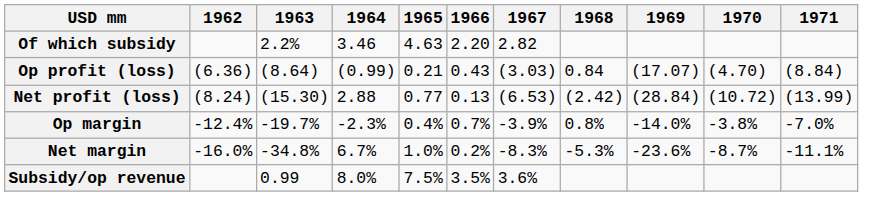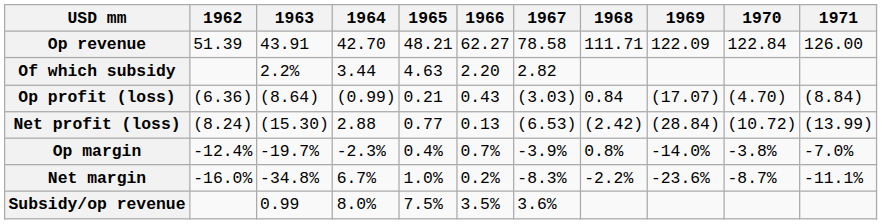+ row: (97, 45)
(356, 45) 3.46 -> (356, 71) 3.44
(589, 151) -5.3% -> (609, 178) -2.2%
